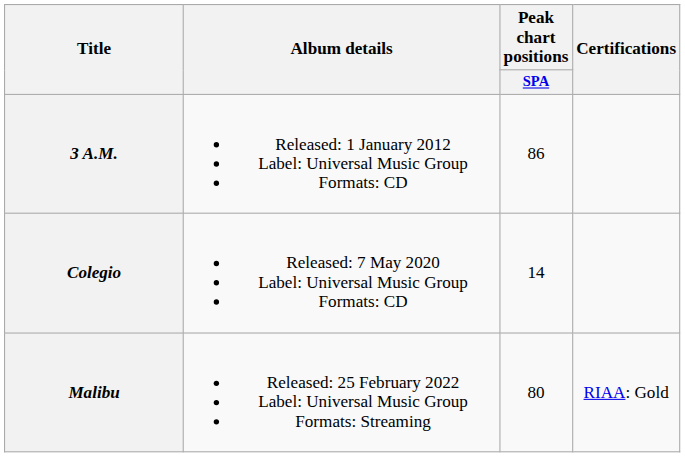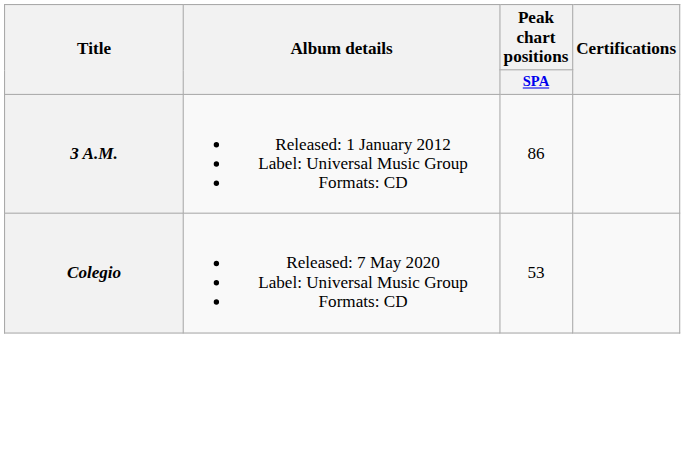(536, 272) 14 -> (536, 272) 53
- row: (94, 392)
